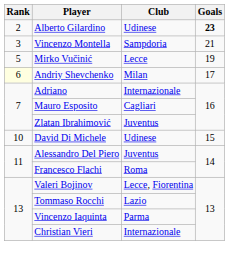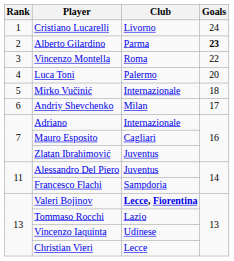+ row: (72, 28)
(140, 28) Udinese -> (136, 43) Parma
(145, 43) Sampdoria -> (136, 59) Roma
(210, 43) 21 -> (214, 59) 22
+ row: (54, 75)
(136, 59) Lecce -> (152, 91) Internazionale
(210, 59) 19 -> (214, 91) 18
(18, 75) lightyellow background -> (18, 106) no background
- row: (70, 138)
(136, 169) Roma -> (145, 185) Sampdoria
(158, 185) normal -> (161, 201) bold
(136, 216) Parma -> (140, 232) Udinese
(152, 232) Internazionale -> (136, 248) Lecce
